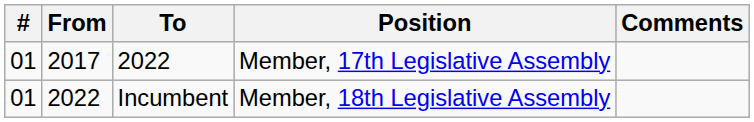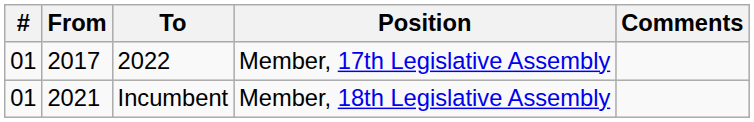(74, 98) 2022 -> (74, 98) 2021
